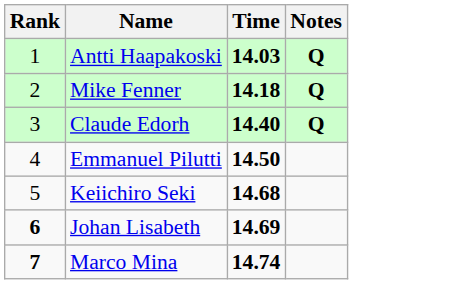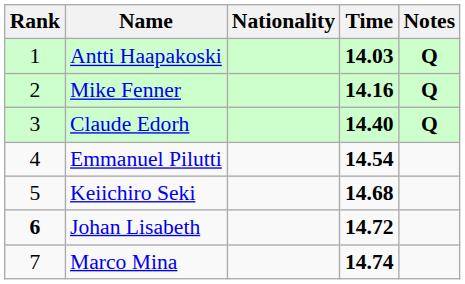+ column: (283, 21)
(256, 90) 14.18 -> (369, 90) 14.16
(256, 158) 14.50 -> (369, 158) 14.54
(256, 227) 14.69 -> (369, 227) 14.72
(35, 261) bold -> (35, 261) normal
